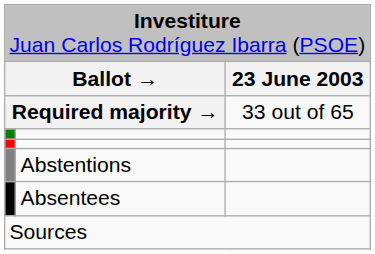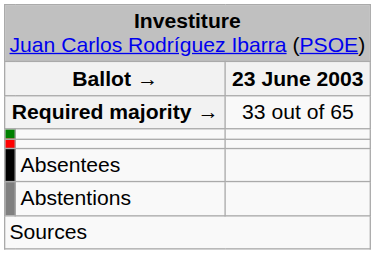rows swapped: (10, 165) <-> (10, 199)
